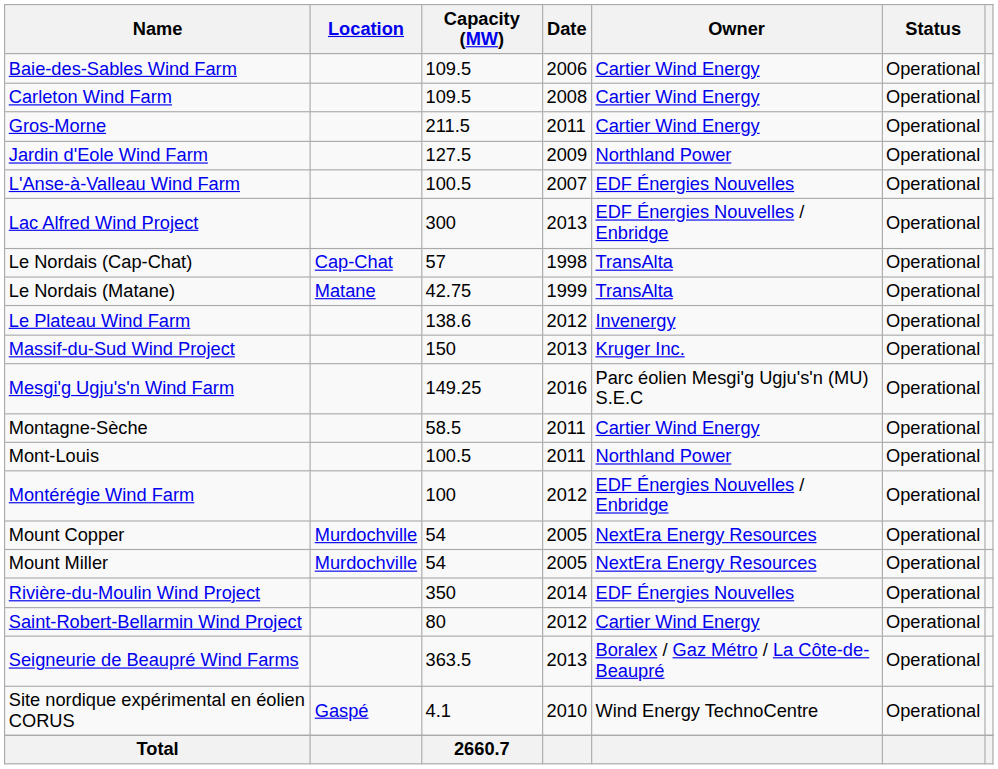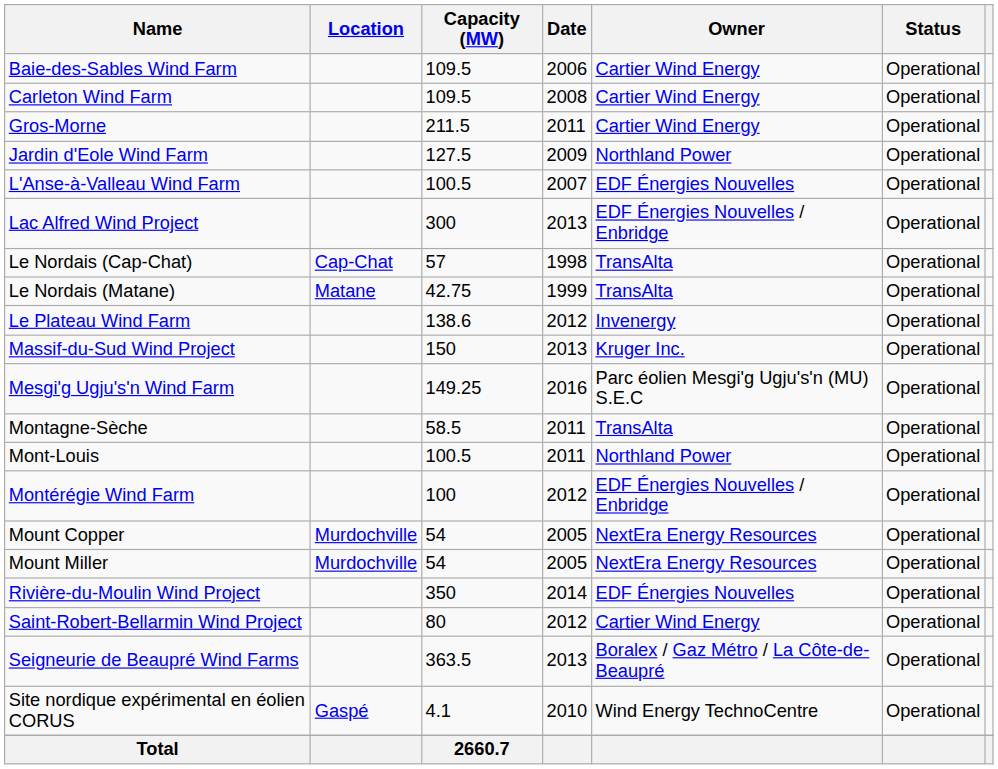(678, 427) Cartier Wind Energy -> (634, 427) TransAlta
